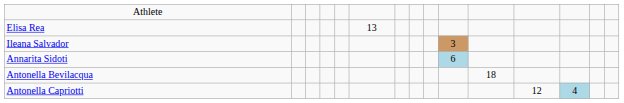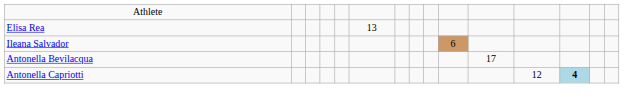(453, 43) 3 -> (453, 43) 6
- row: (37, 59)
(491, 75) 18 -> (491, 59) 17
(575, 91) normal -> (575, 75) bold
